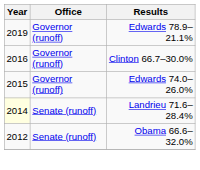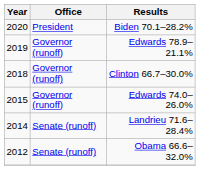+ row: (153, 27)
(17, 58) 2016 -> (17, 73) 2018
(17, 110) lightyellow background -> (17, 126) no background
